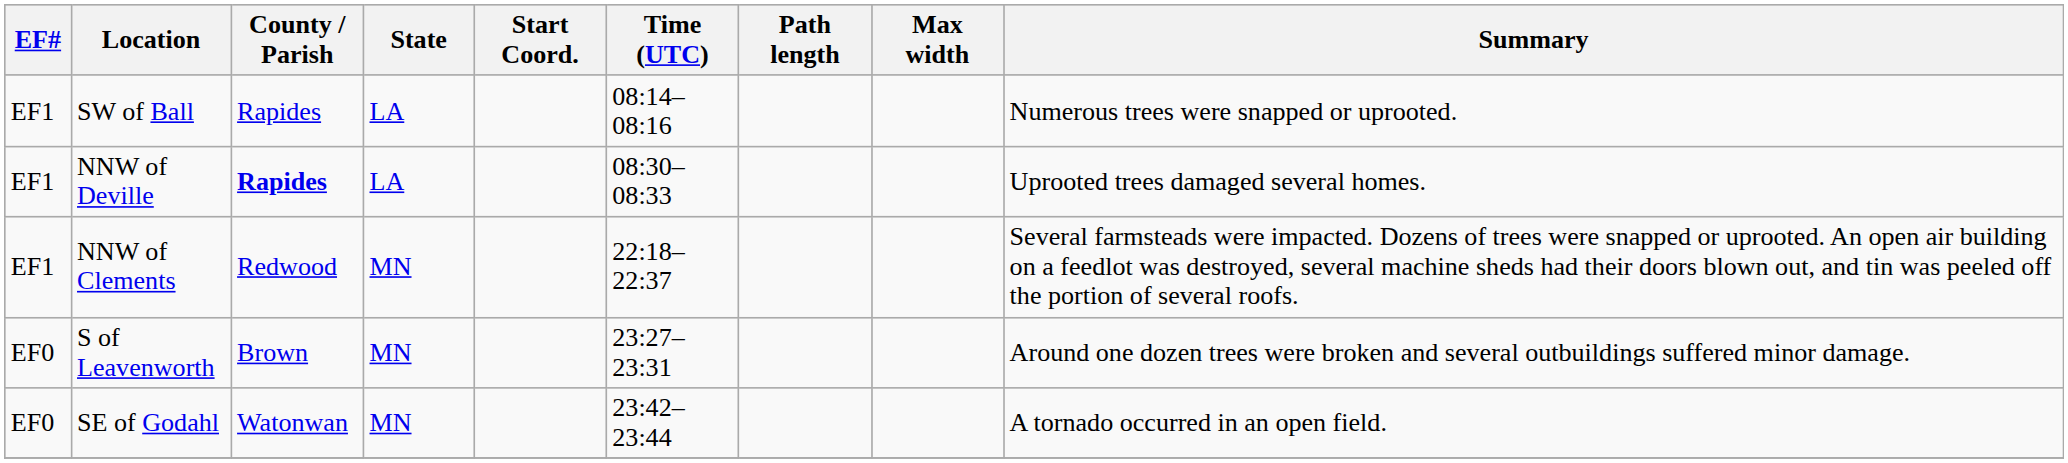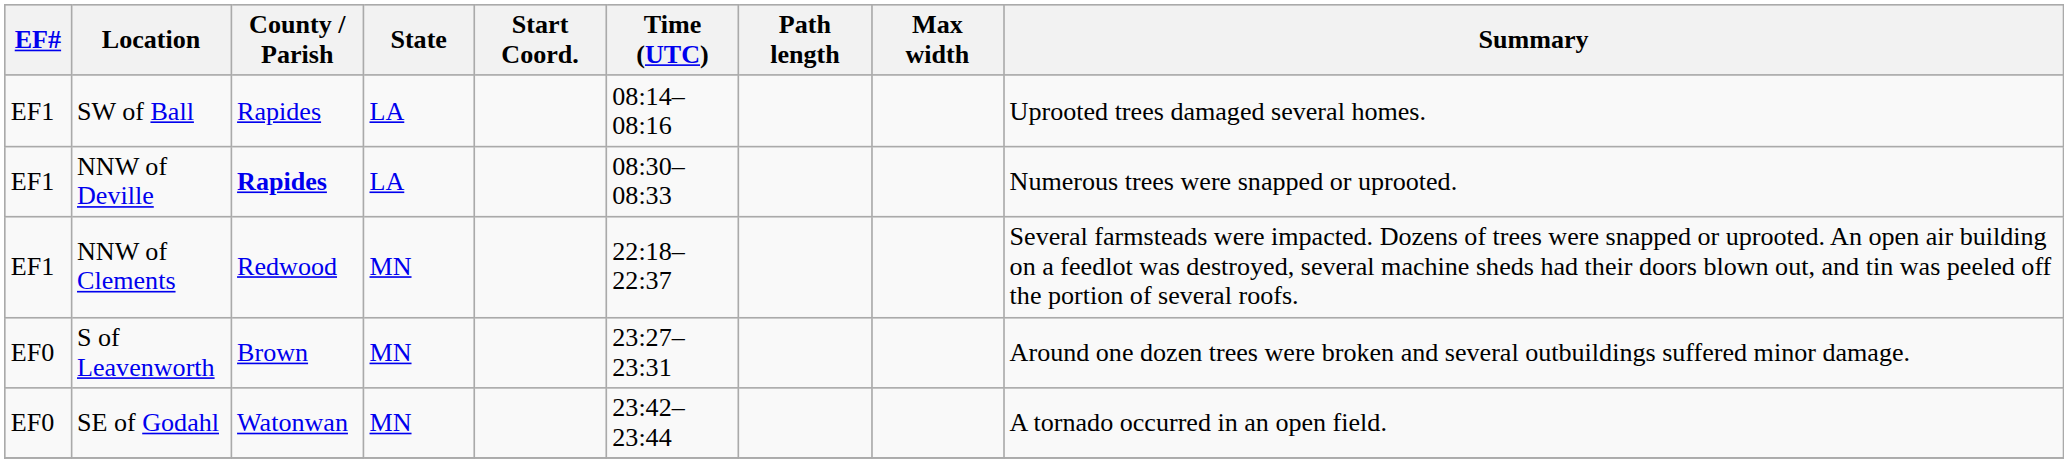(1233, 110) Numerous trees were snapped or uprooted. -> (1218, 110) Uprooted trees damaged several homes.
(1218, 181) Uprooted trees damaged several homes. -> (1233, 181) Numerous trees were snapped or uprooted.
